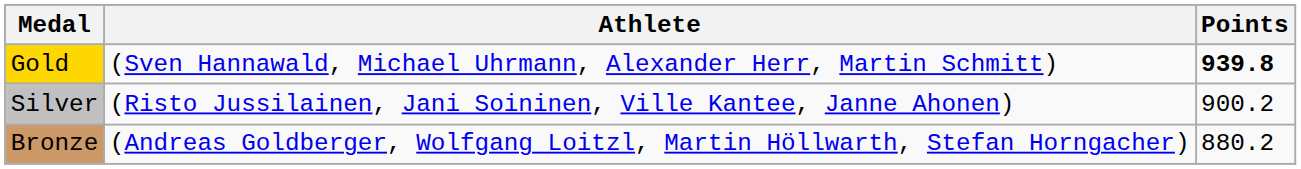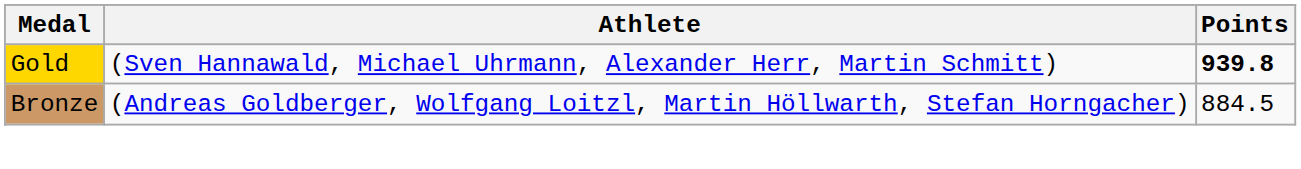- row: (54, 104)
(1238, 144) 880.2 -> (1238, 104) 884.5
